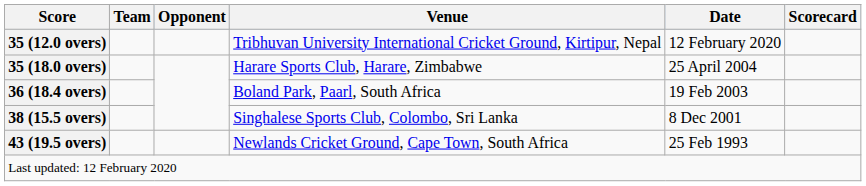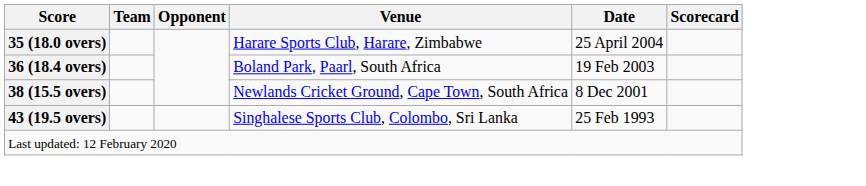- row: (57, 42)
(376, 117) Singhalese Sports Club, Colombo, Sri Lanka -> (401, 92) Newlands Cricket Ground, Cape Town, South Africa
(401, 142) Newlands Cricket Ground, Cape Town, South Africa -> (376, 117) Singhalese Sports Club, Colombo, Sri Lanka
